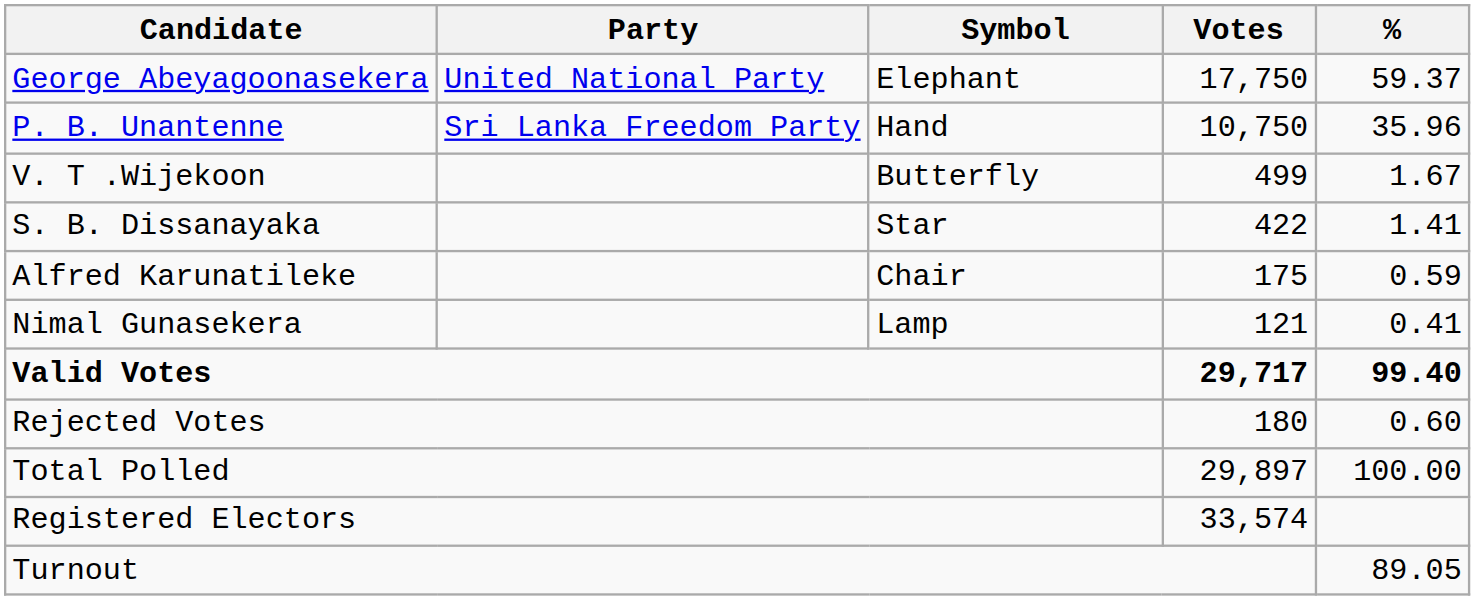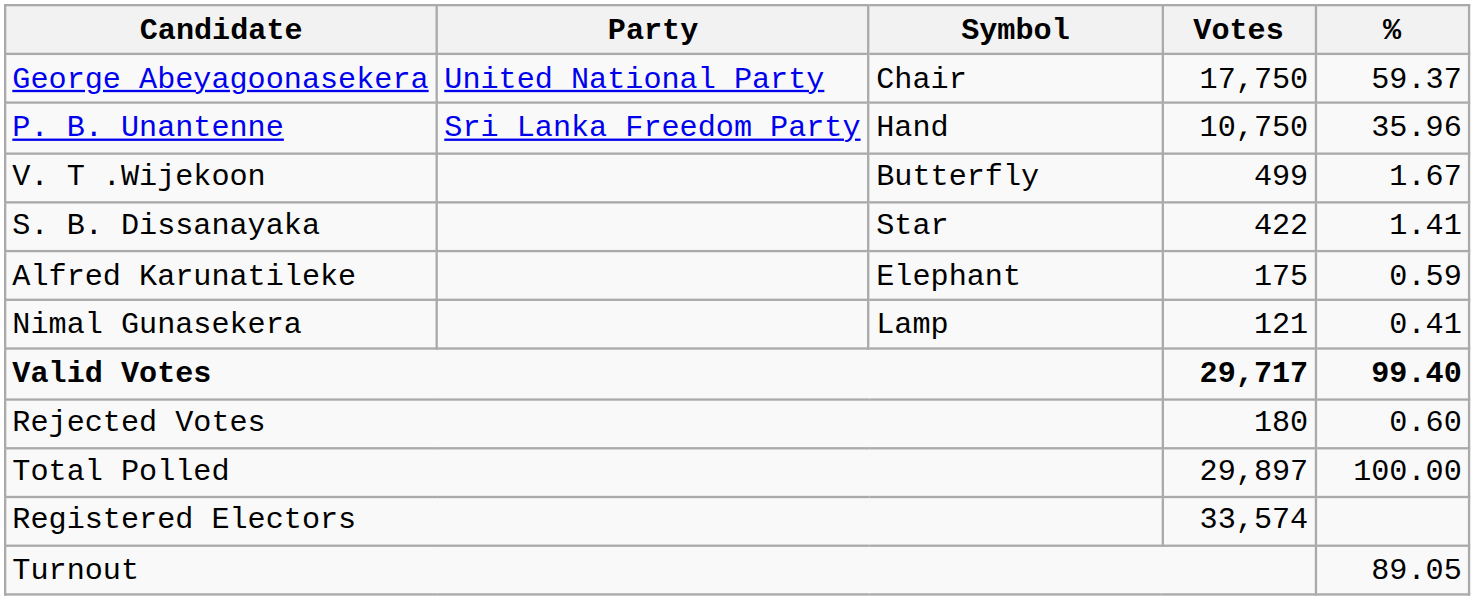(949, 79) Elephant -> (922, 79) Chair
(922, 276) Chair -> (949, 276) Elephant
